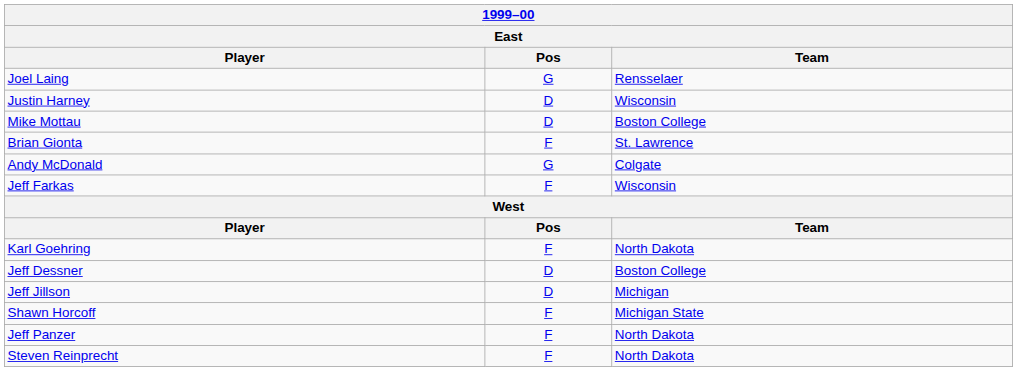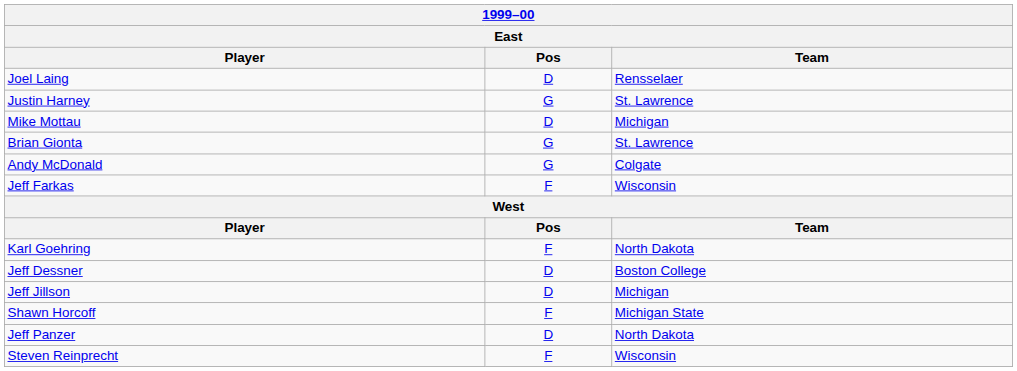(548, 79) G -> (548, 79) D
(548, 100) D -> (548, 100) G
(645, 100) Wisconsin -> (654, 100) St. Lawrence
(660, 121) Boston College -> (642, 121) Michigan
(548, 143) F -> (548, 143) G
(548, 334) F -> (548, 334) D
(654, 356) North Dakota -> (645, 356) Wisconsin
